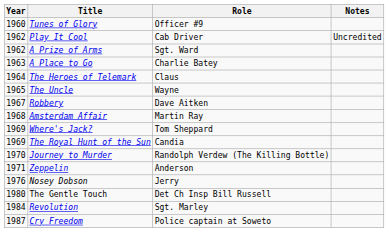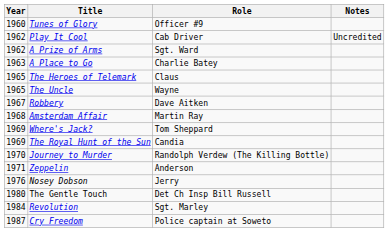(16, 77) 1964 -> (16, 77) 1965
